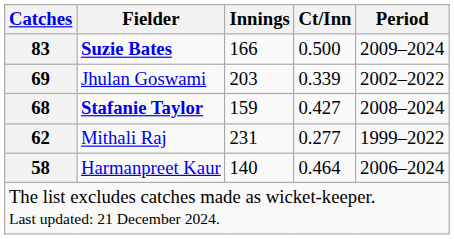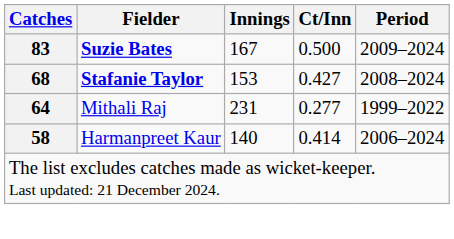(243, 49) 166 -> (243, 49) 167
- row: (144, 78)
(243, 108) 159 -> (243, 78) 153
(41, 138) 62 -> (41, 108) 64
(319, 167) 0.464 -> (319, 138) 0.414
